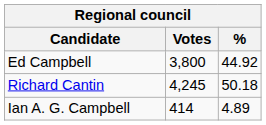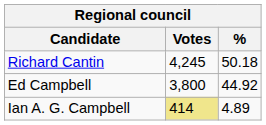rows swapped: (56, 85) <-> (49, 62)
(181, 108) no background -> (181, 108) khaki background
